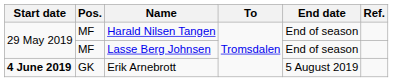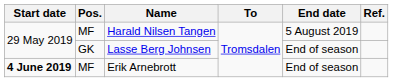(322, 31) End of season -> (322, 31) 5 August 2019
(86, 49) MF -> (86, 49) GK
(86, 67) GK -> (86, 67) MF
(322, 67) 5 August 2019 -> (322, 67) End of season
